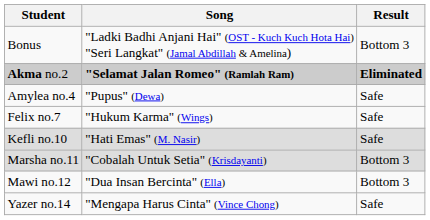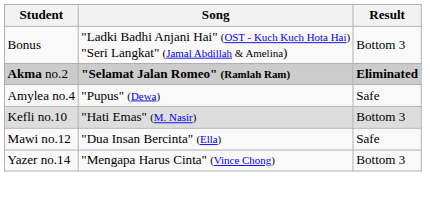- row: (34, 117)
(372, 139) Safe -> (381, 117) Bottom 3
- row: (43, 160)
(385, 182) Bottom 3 -> (368, 139) Safe
(372, 204) Safe -> (381, 160) Bottom 3
